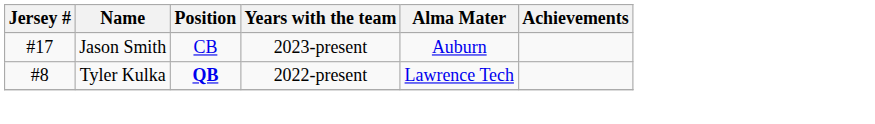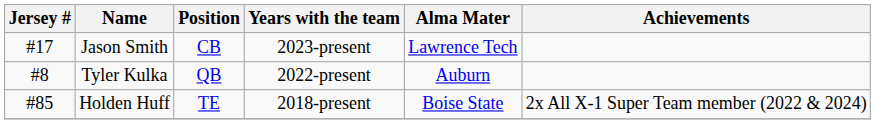(459, 47) Auburn -> (463, 47) Lawrence Tech
(205, 75) bold -> (209, 75) normal
(459, 75) Lawrence Tech -> (463, 75) Auburn
+ row: (125, 103)
